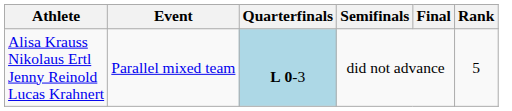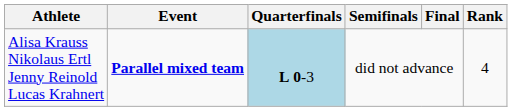(173, 67) normal -> (178, 67) bold
(476, 67) 5 -> (485, 67) 4
